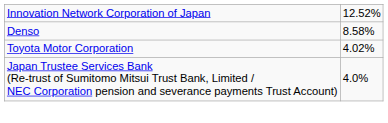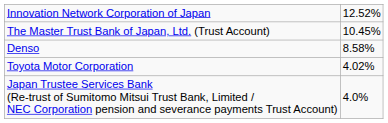+ row: (138, 31)
